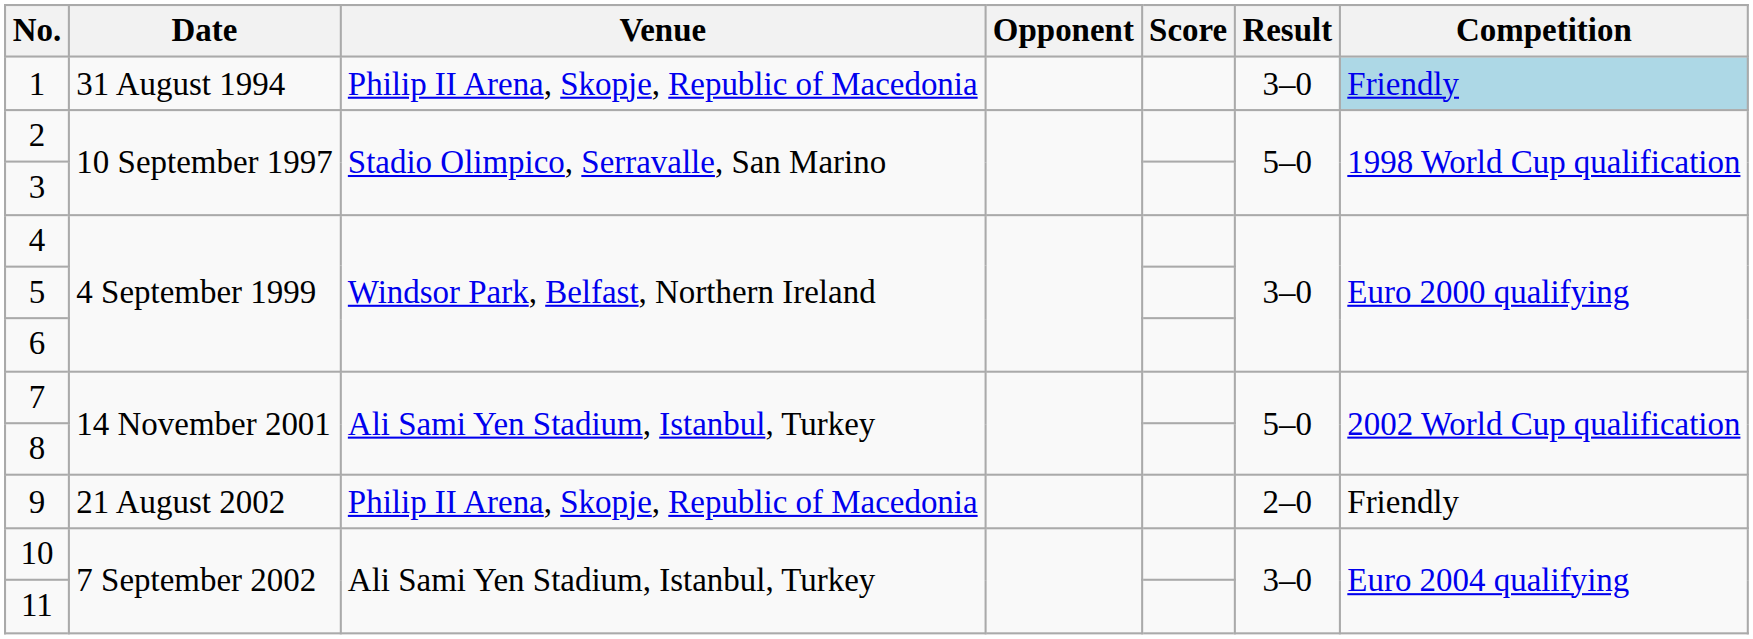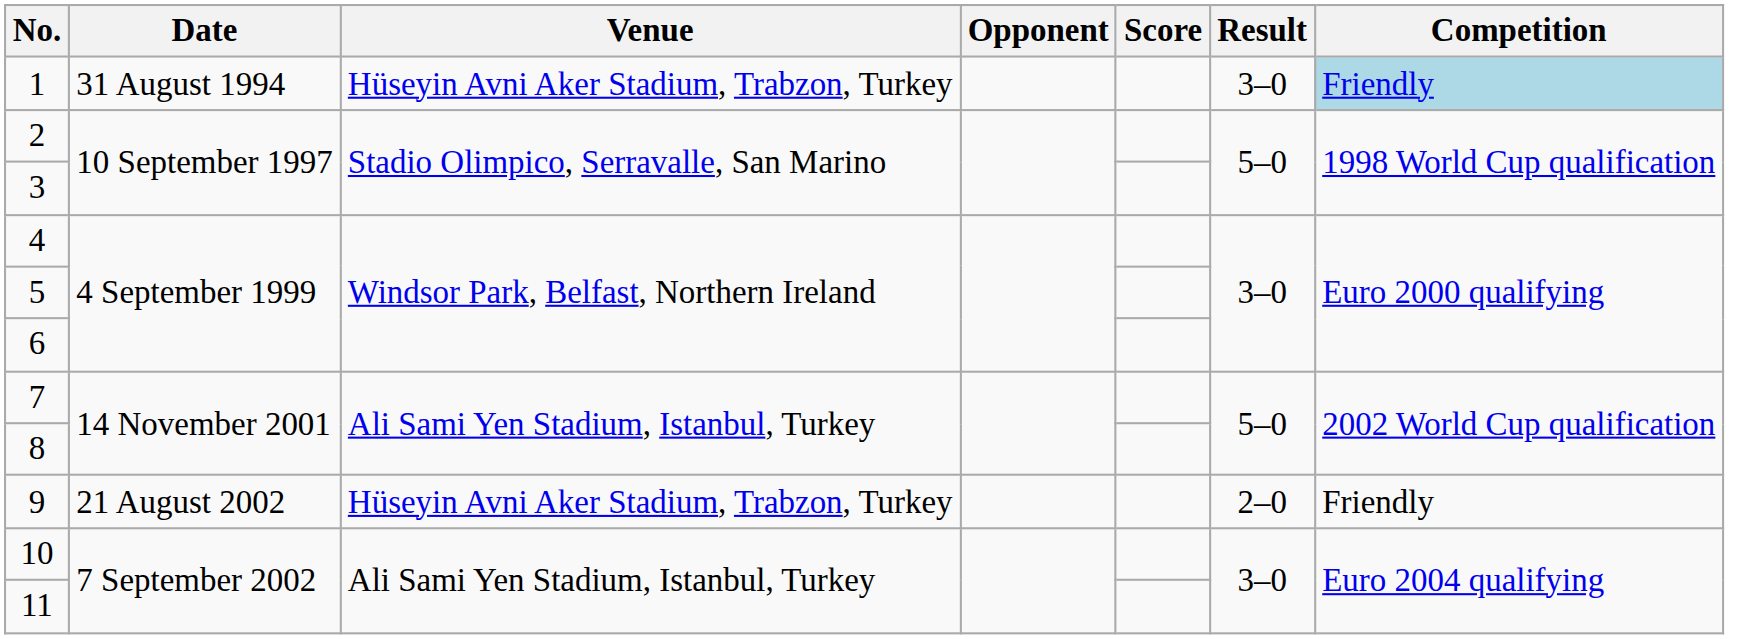(663, 82) Philip II Arena, Skopje, Republic of Macedonia -> (650, 82) Hüseyin Avni Aker Stadium, Trabzon, Turkey
(663, 501) Philip II Arena, Skopje, Republic of Macedonia -> (650, 501) Hüseyin Avni Aker Stadium, Trabzon, Turkey
